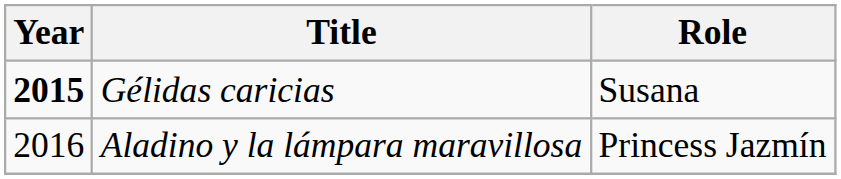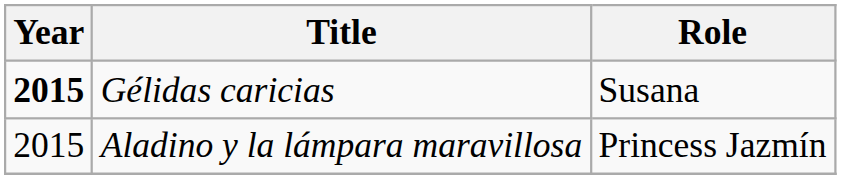(49, 145) 2016 -> (49, 145) 2015
